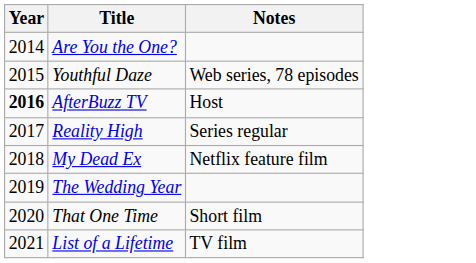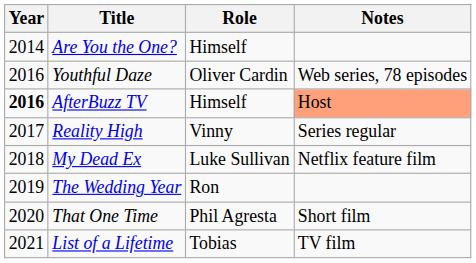+ column: (240, 18)
(26, 74) 2015 -> (26, 74) 2016
(206, 103) no background -> (315, 103) lightsalmon background
